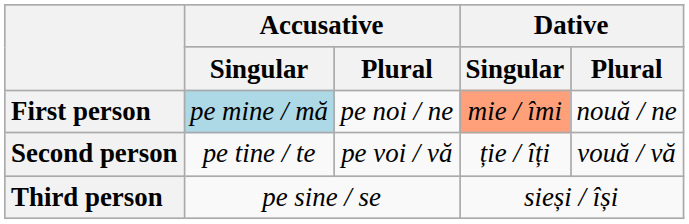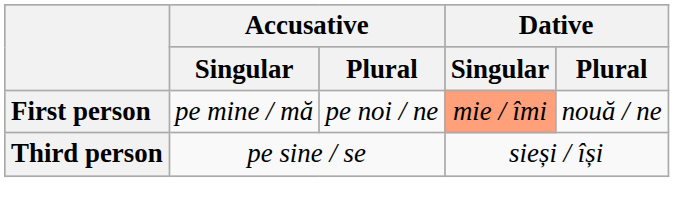(259, 111) lightblue background -> (244, 111) no background
- row: (94, 153)
